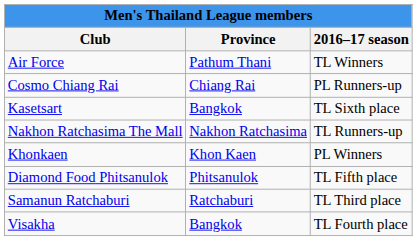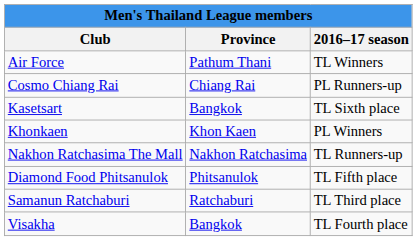rows swapped: (38, 154) <-> (95, 131)
